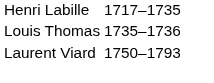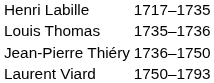+ row: (67, 52)
